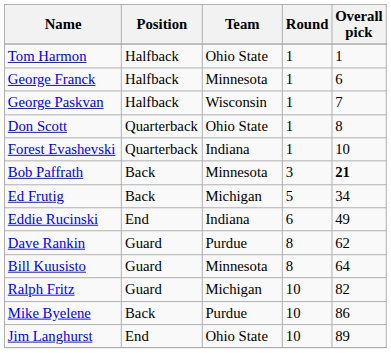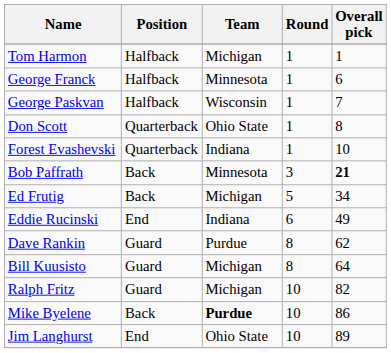(237, 56) Ohio State -> (234, 56) Michigan
(236, 266) Minnesota -> (234, 266) Michigan
(226, 312) normal -> (229, 312) bold
